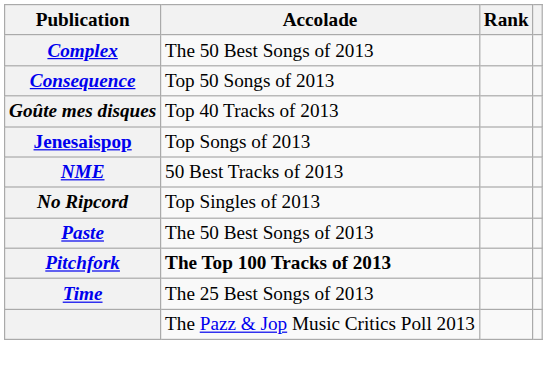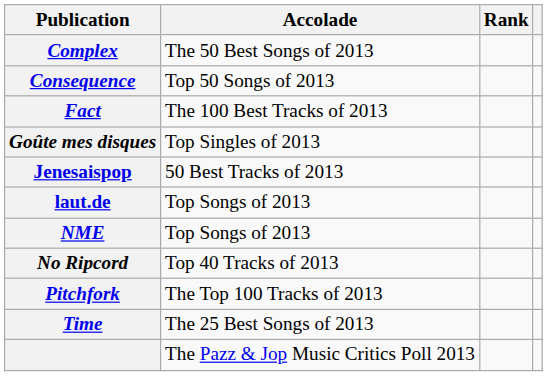+ row: (83, 111)
(252, 111) Top 40 Tracks of 2013 -> (243, 141) Top Singles of 2013
(238, 141) Top Songs of 2013 -> (254, 171) 50 Best Tracks of 2013
+ row: (83, 202)
(254, 171) 50 Best Tracks of 2013 -> (238, 232) Top Songs of 2013
(243, 202) Top Singles of 2013 -> (252, 263) Top 40 Tracks of 2013
- row: (83, 232)
(278, 263) bold -> (274, 293) normal
